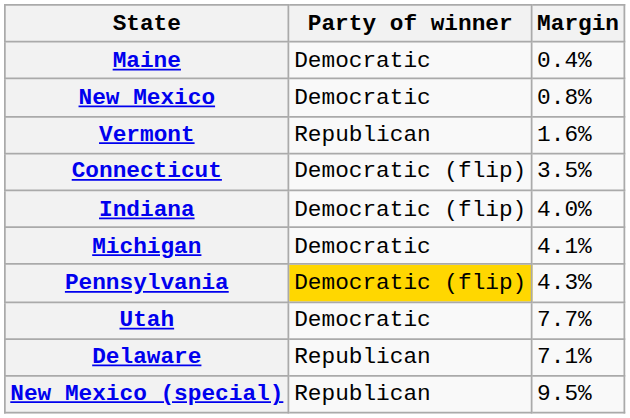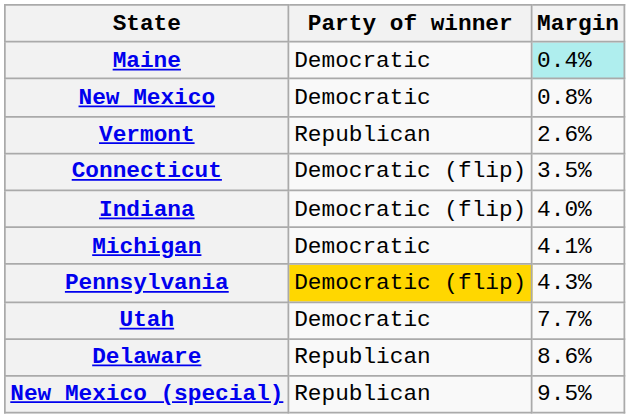(564, 60) no background -> (564, 60) paleturquoise background
(564, 135) 1.6% -> (564, 135) 2.6%
(564, 357) 7.1% -> (564, 357) 8.6%
